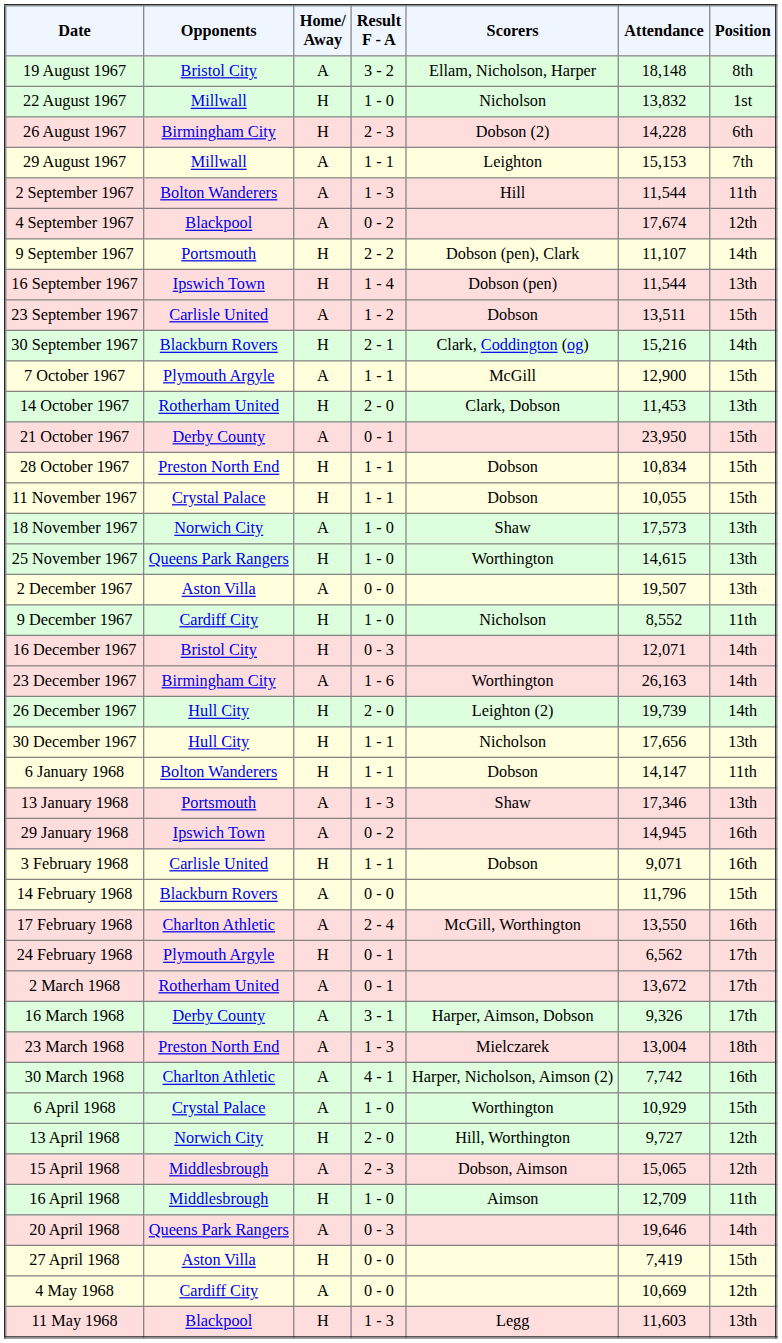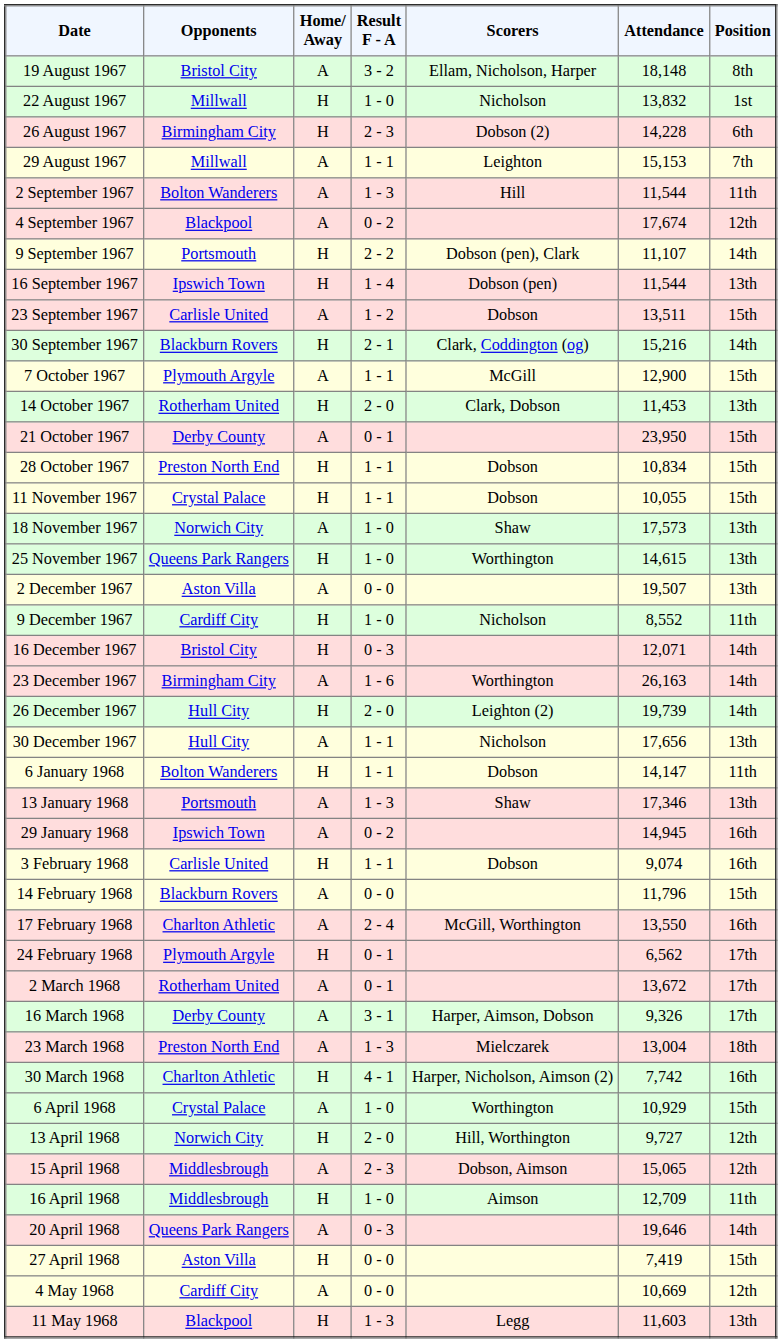(323, 741) H -> (323, 741) A
(664, 863) 9,071 -> (664, 863) 9,074
(323, 1077) A -> (323, 1077) H
